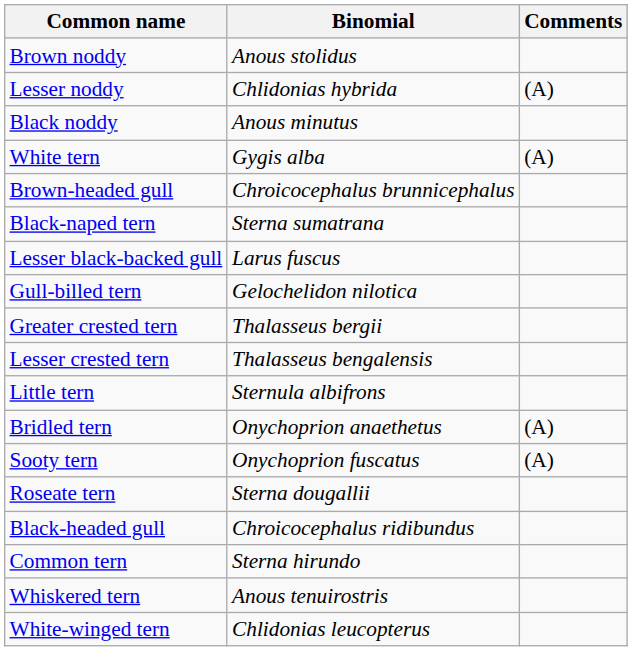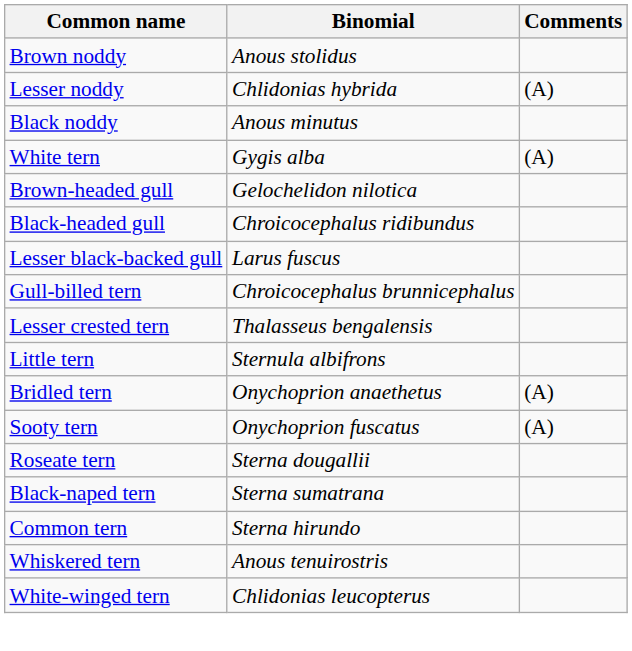(373, 190) Chroicocephalus brunnicephalus -> (325, 190) Gelochelidon nilotica
rows swapped: (87, 527) <-> (83, 223)
(325, 291) Gelochelidon nilotica -> (373, 291) Chroicocephalus brunnicephalus
- row: (93, 325)
